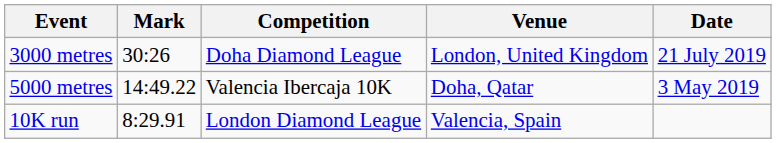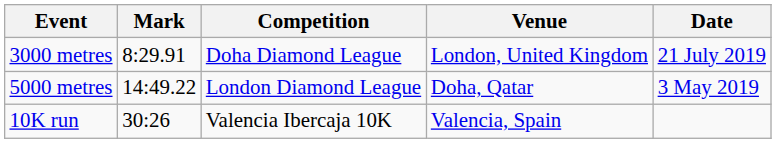(146, 54) 30:26 -> (154, 54) 8:29.91
(299, 87) Valencia Ibercaja 10K -> (313, 87) London Diamond League
(154, 120) 8:29.91 -> (146, 120) 30:26
(313, 120) London Diamond League -> (299, 120) Valencia Ibercaja 10K
